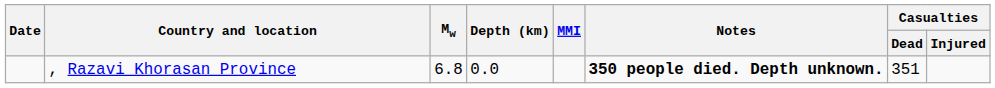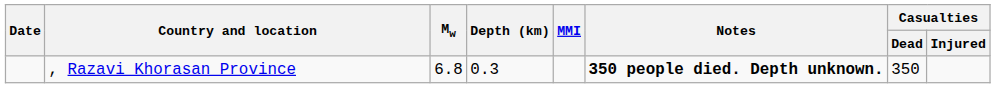(485, 69) 0.0 -> (485, 69) 0.3
(905, 69) 351 -> (905, 69) 350
